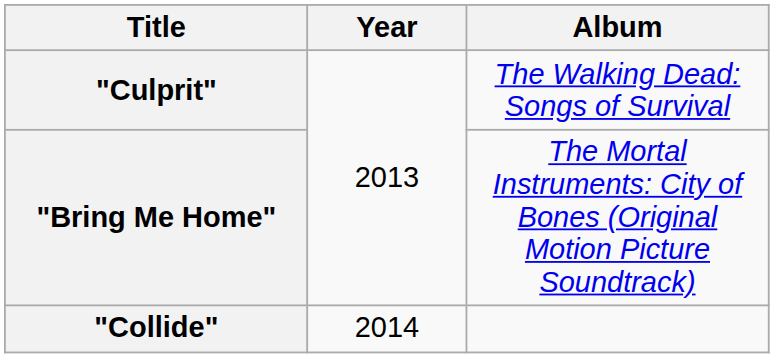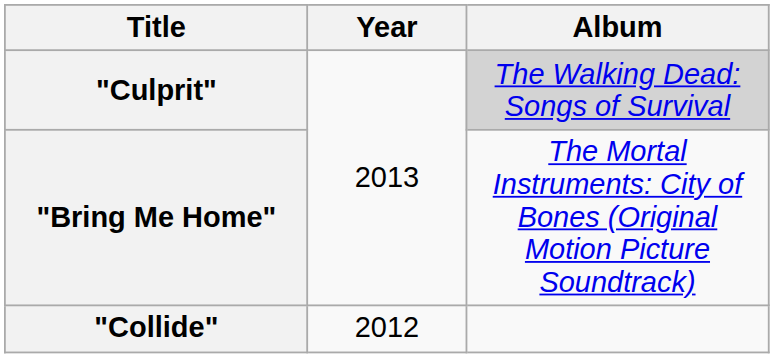(617, 89) no background -> (617, 89) lightgrey background
(387, 328) 2014 -> (387, 328) 2012
